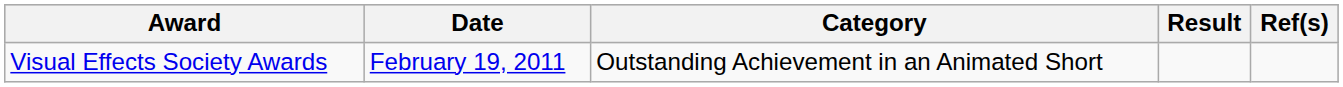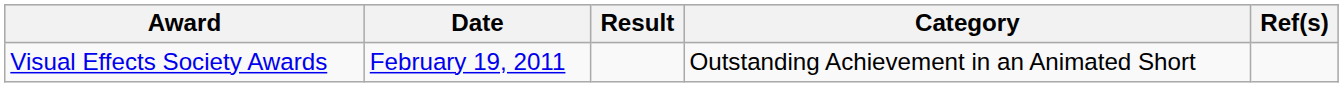columns swapped: (874, 23) <-> (1204, 23)
